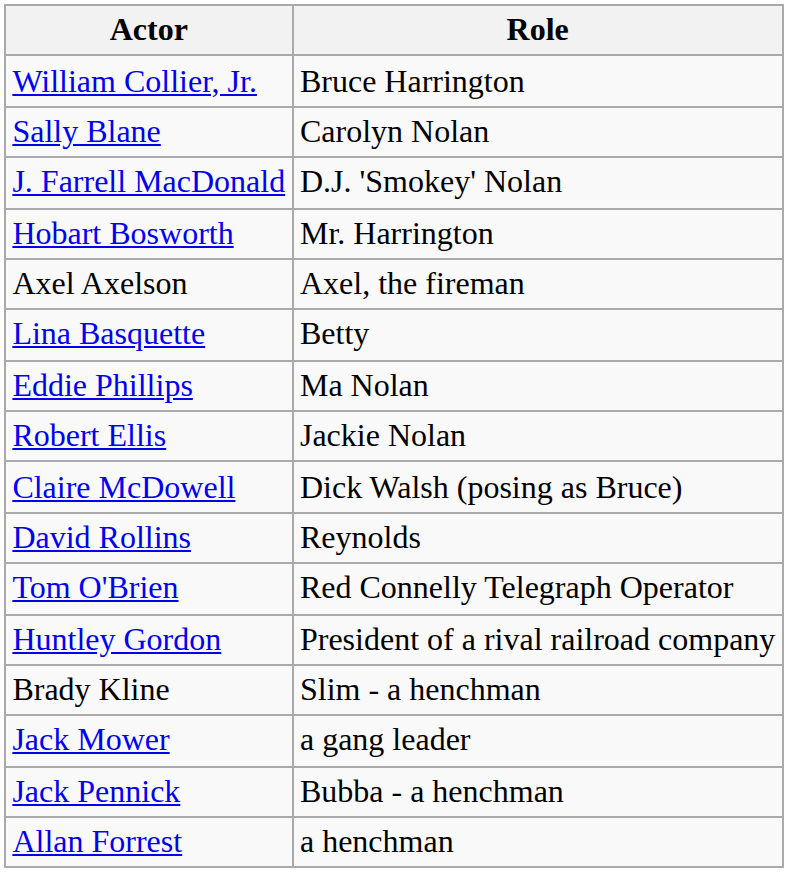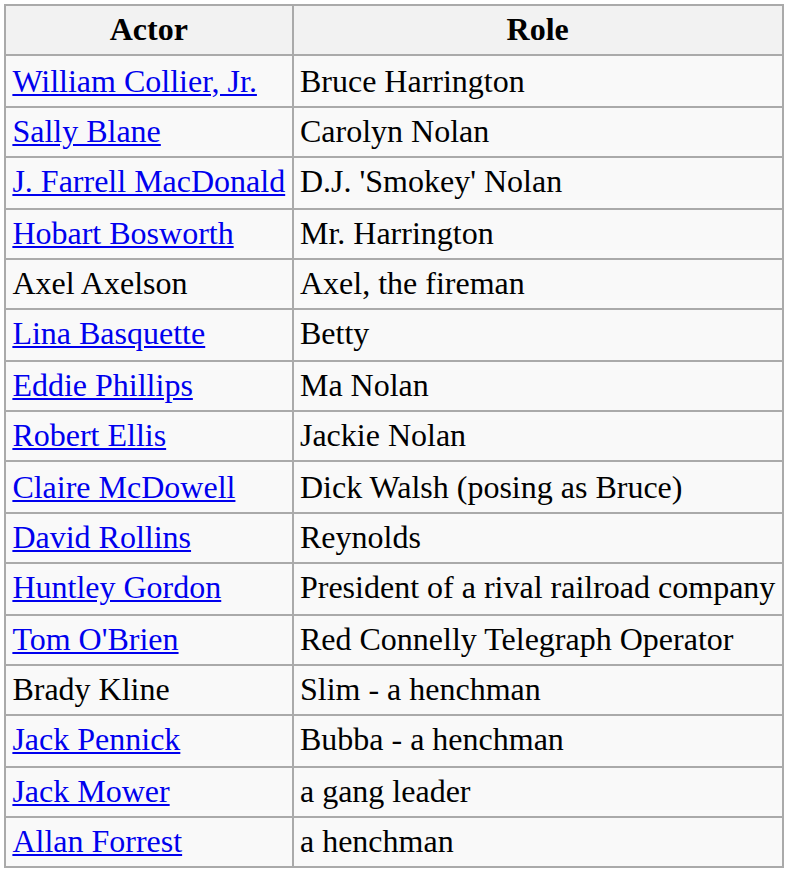rows swapped: (95, 588) <-> (117, 638)
rows swapped: (96, 791) <-> (91, 740)
